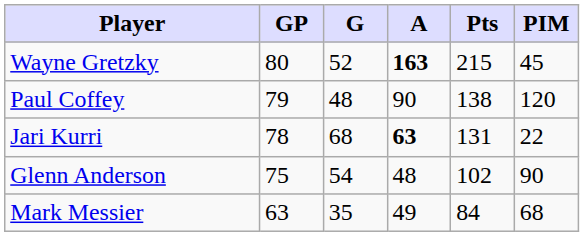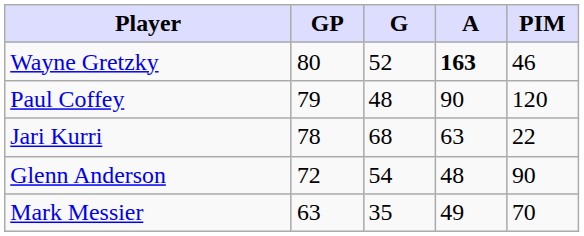- column: (483, 23)
(532, 61) 45 -> (524, 61) 46
(404, 136) bold -> (452, 136) normal
(277, 174) 75 -> (309, 174) 72
(532, 212) 68 -> (524, 212) 70
